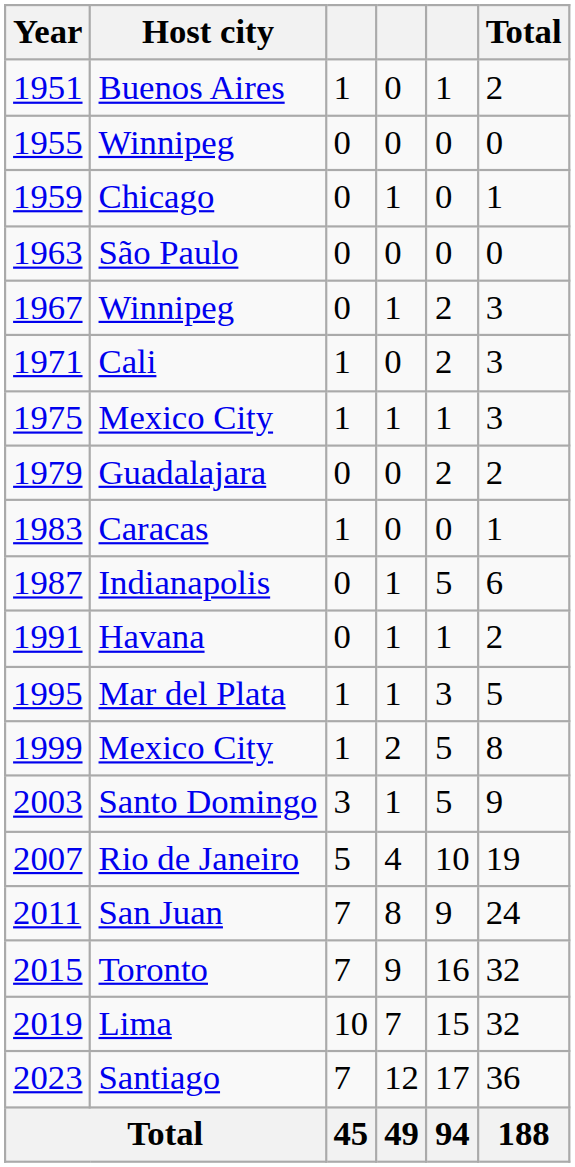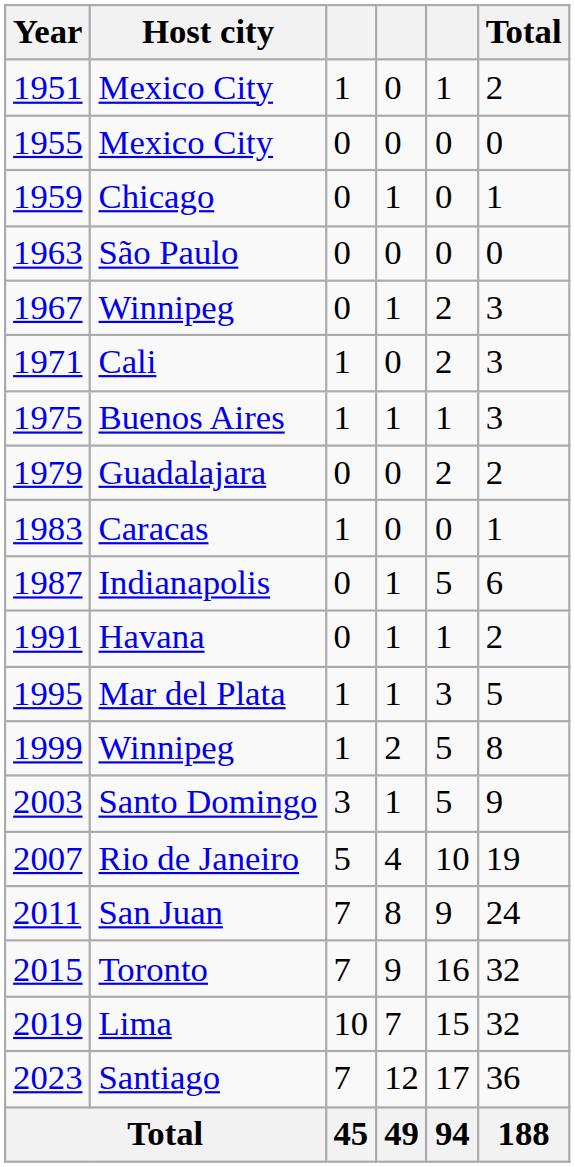(192, 87) Buenos Aires -> (186, 87) Mexico City
(166, 142) Winnipeg -> (186, 142) Mexico City
(186, 417) Mexico City -> (192, 417) Buenos Aires
(186, 747) Mexico City -> (166, 747) Winnipeg
